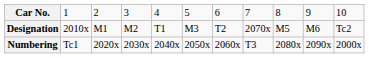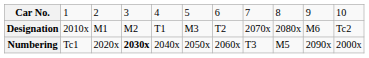(283, 28) M5 -> (288, 28) 2080x
(137, 45) normal -> (137, 45) bold
(288, 45) 2080x -> (283, 45) M5
